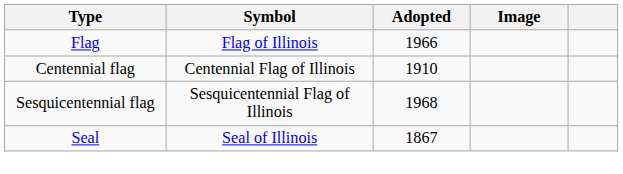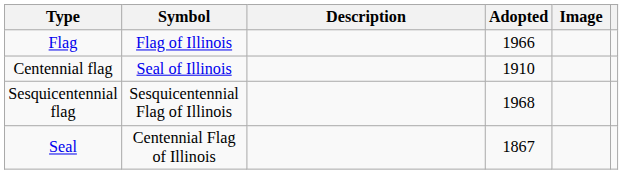+ column: (366, 17)
(270, 68) Centennial Flag of Illinois -> (184, 68) Seal of Illinois
(270, 138) Seal of Illinois -> (184, 147) Centennial Flag of Illinois
